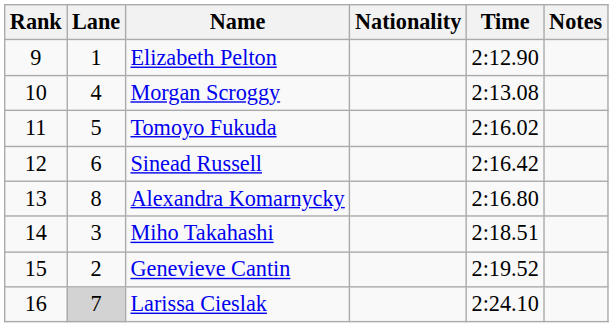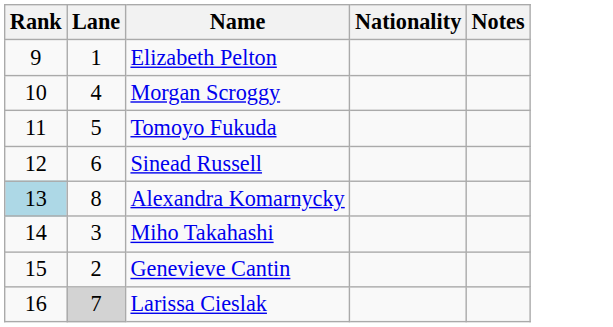- column: (505, 22)
(36, 198) no background -> (36, 198) lightblue background
